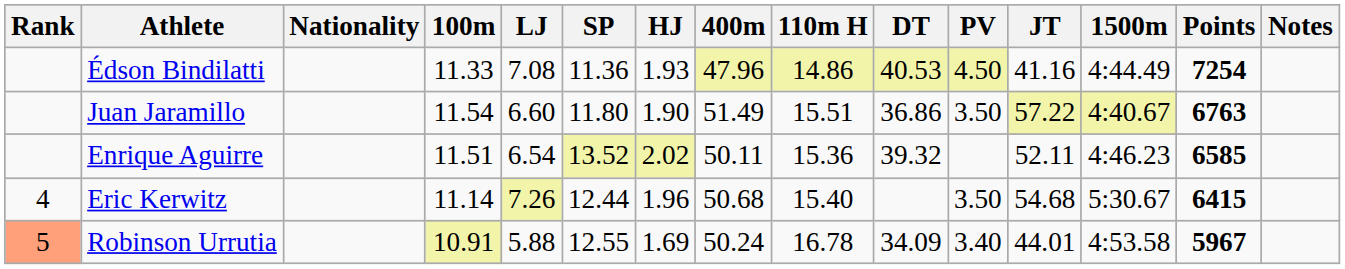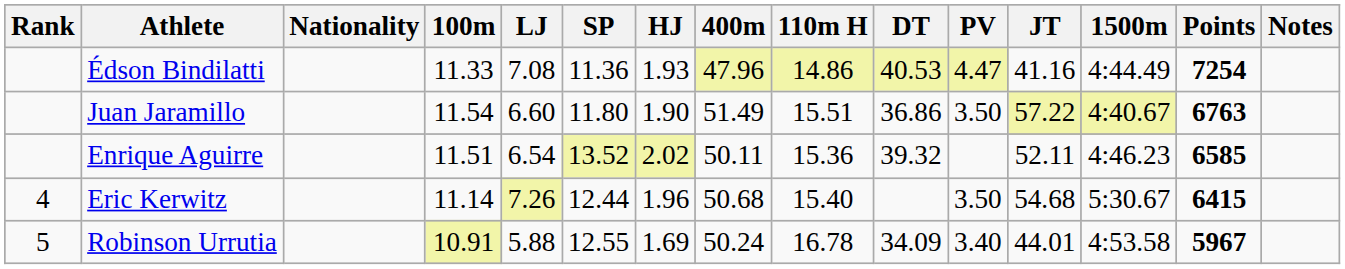(978, 69) 4.50 -> (978, 69) 4.47
(43, 241) lightsalmon background -> (43, 241) no background
